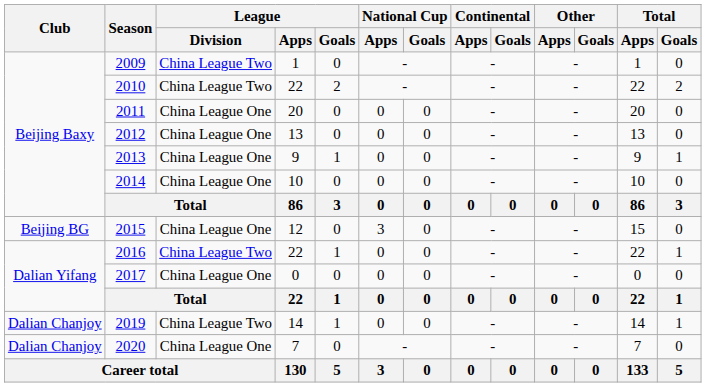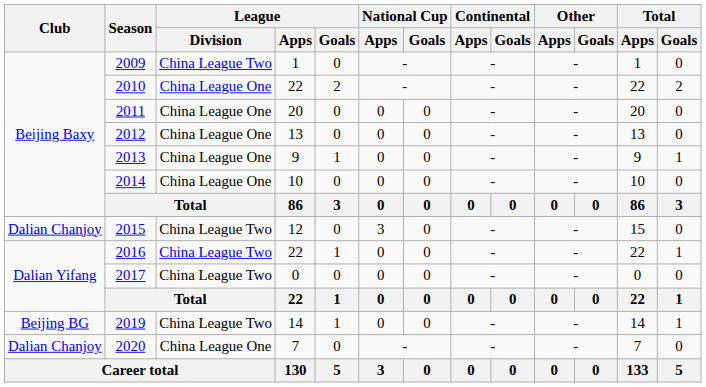(216, 87) China League Two -> (216, 87) China League One
(55, 228) Beijing BG -> (55, 228) Dalian Chanjoy
(216, 228) China League One -> (216, 228) China League Two
(216, 275) China League One -> (216, 275) China League Two
(55, 323) Dalian Chanjoy -> (55, 323) Beijing BG
